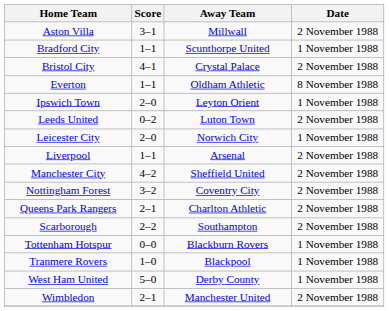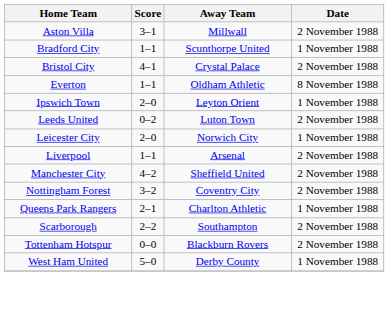(338, 208) 2 November 1988 -> (338, 208) 1 November 1988
(338, 244) 1 November 1988 -> (338, 244) 2 November 1988
- row: (68, 262)
- row: (68, 297)
